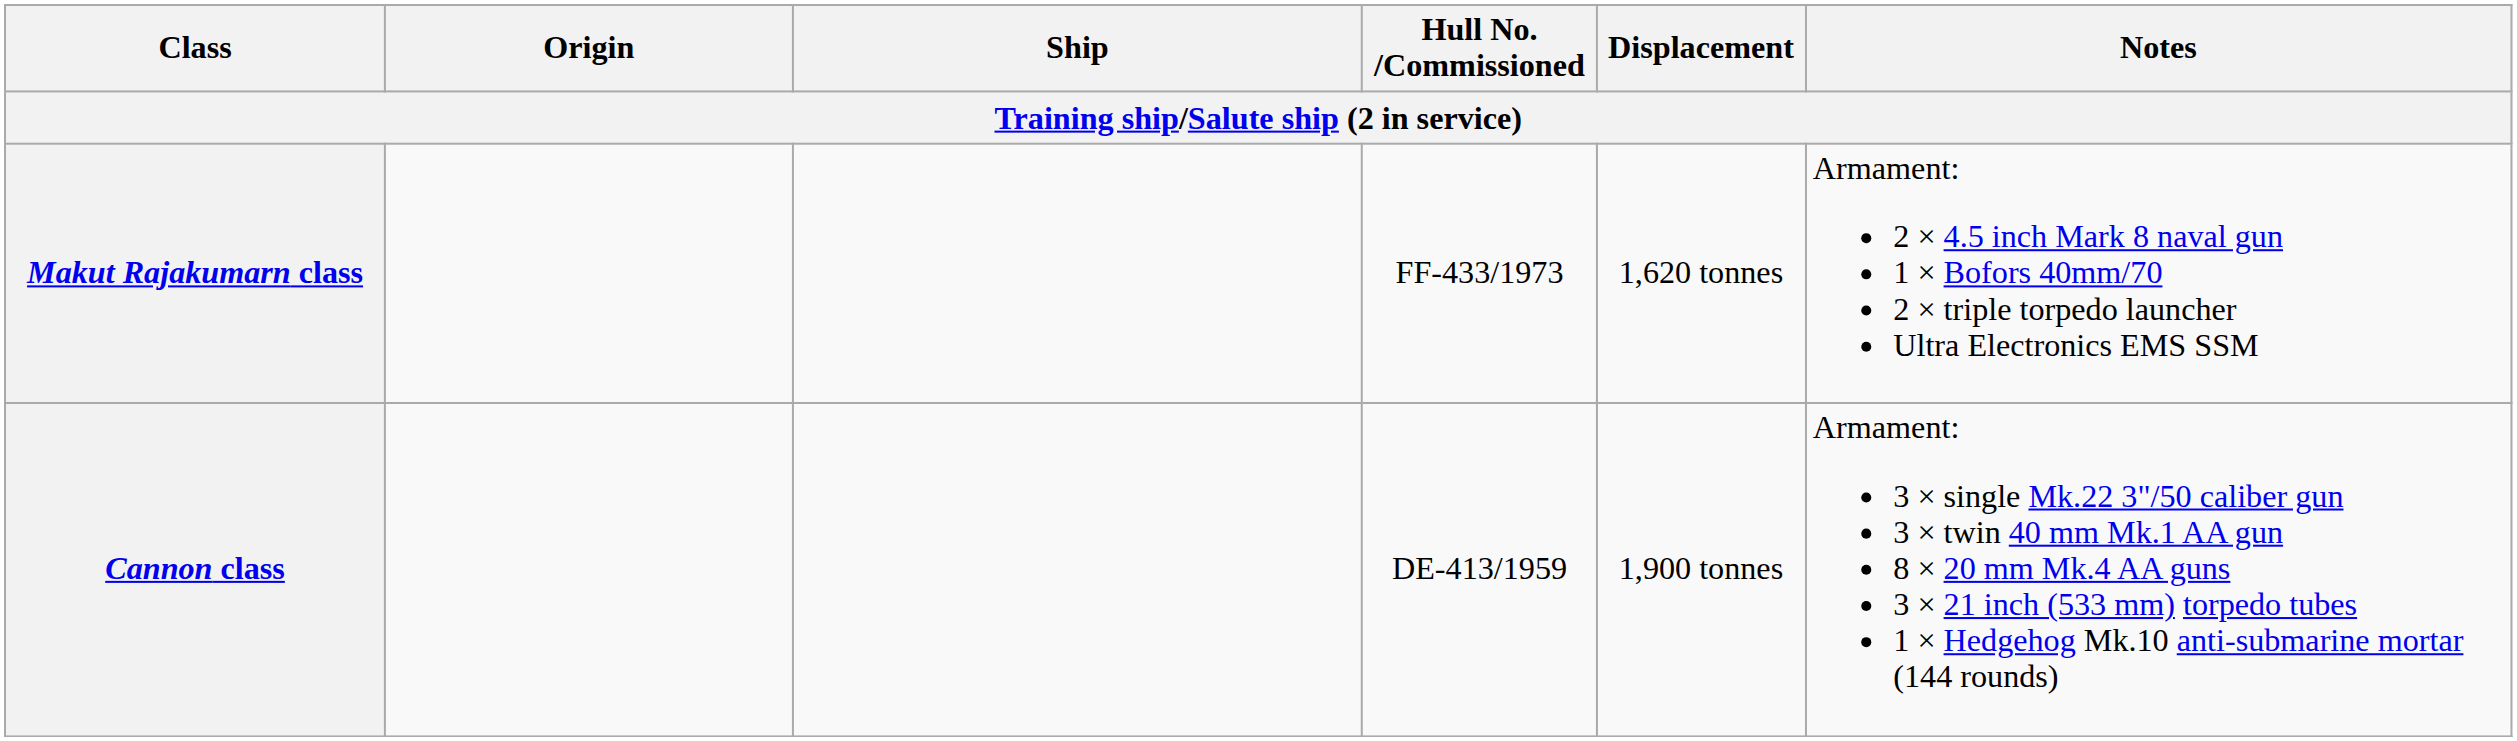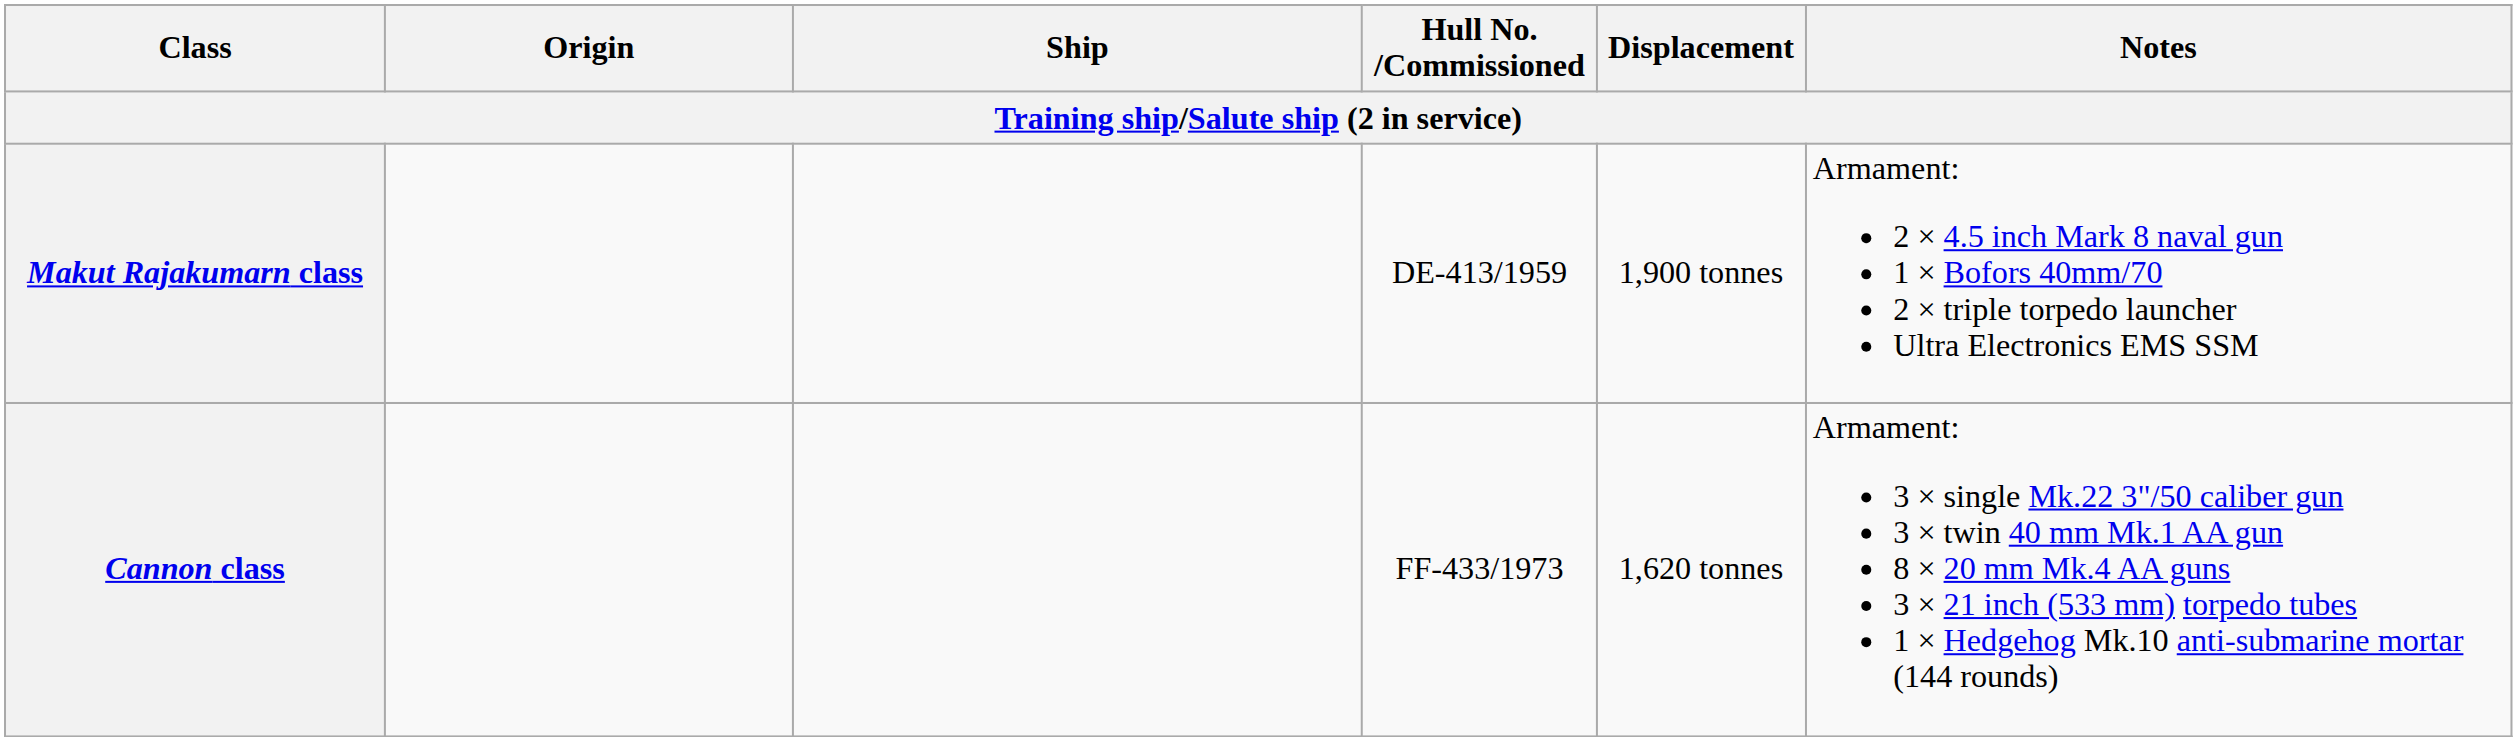(1480, 272) FF-433/1973 -> (1480, 272) DE-413/1959
(1701, 272) 1,620 tonnes -> (1701, 272) 1,900 tonnes
(1480, 568) DE-413/1959 -> (1480, 568) FF-433/1973
(1701, 568) 1,900 tonnes -> (1701, 568) 1,620 tonnes
